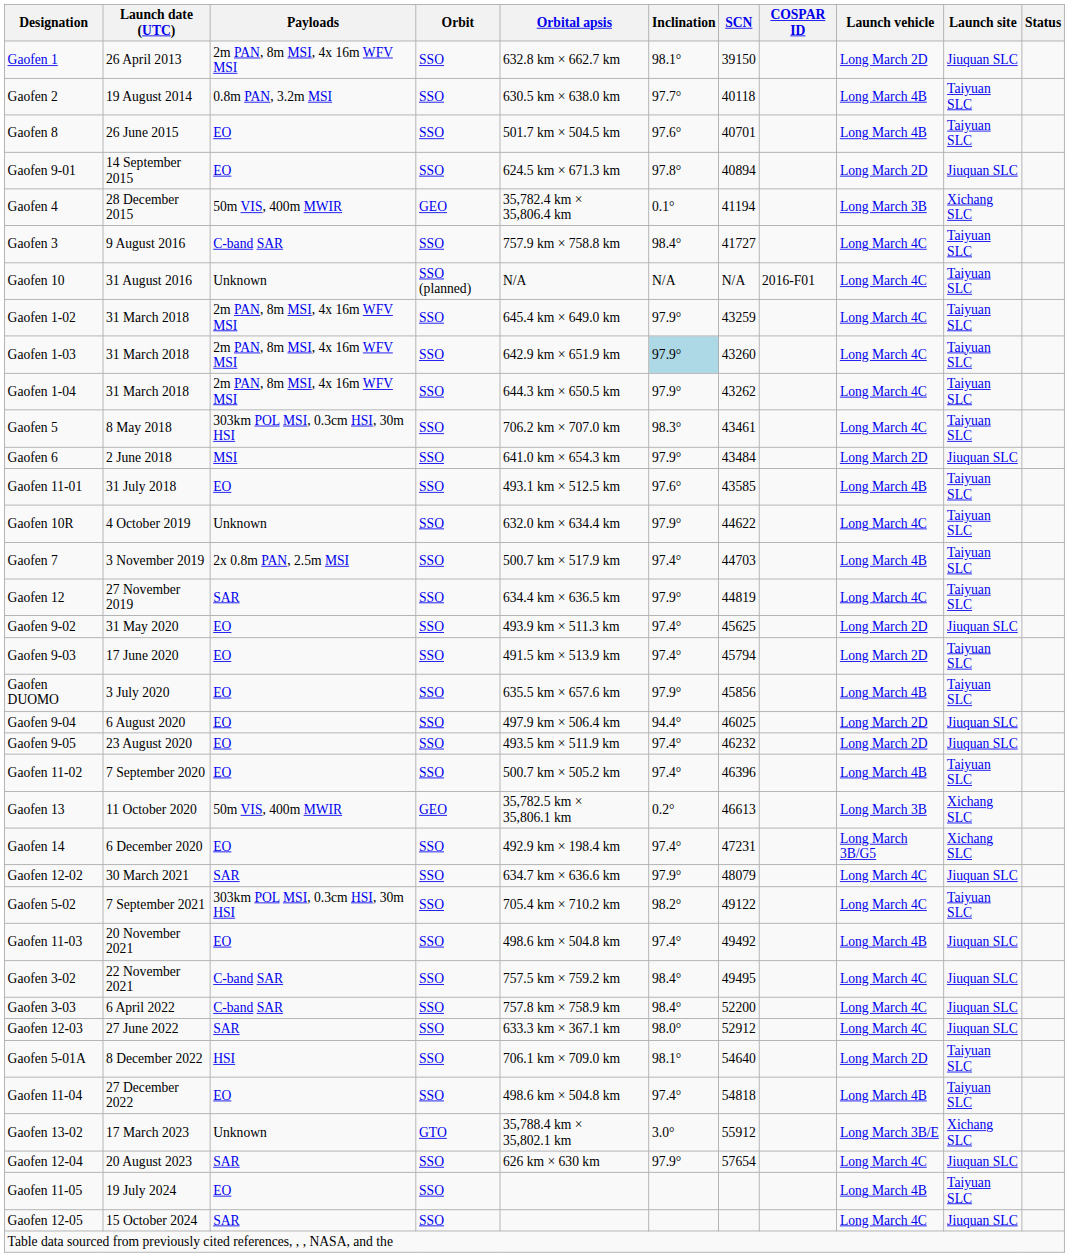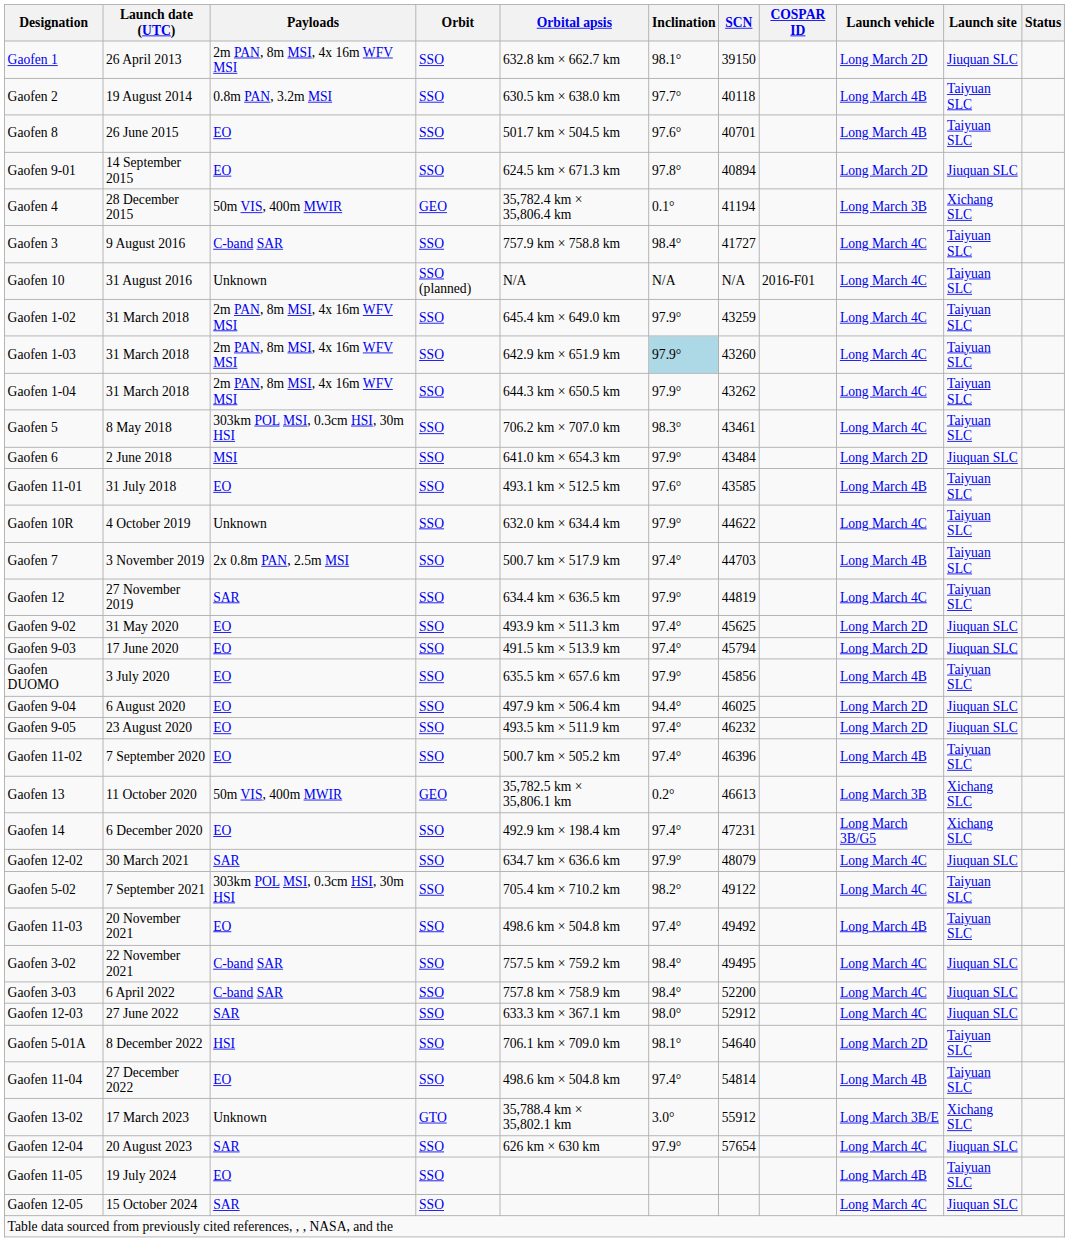(969, 655) Taiyuan SLC -> (982, 648) Jiuquan SLC
(982, 941) Jiuquan SLC -> (969, 926) Taiyuan SLC
(739, 1095) 54818 -> (739, 1080) 54814
